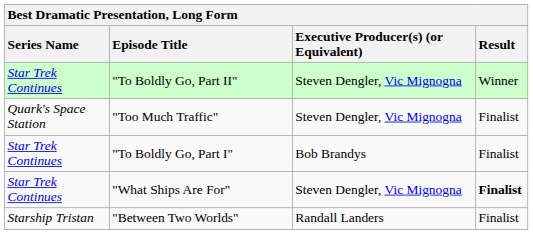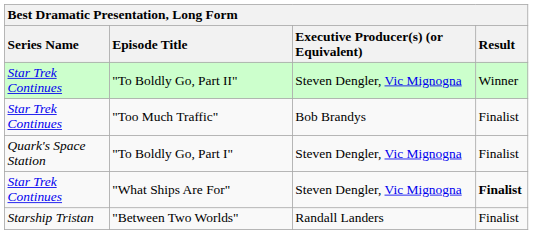(46, 116) Quark's Space Station -> (35, 116) Star Trek Continues
(379, 116) Steven Dengler, Vic Mignogna -> (331, 116) Bob Brandys
(35, 153) Star Trek Continues -> (46, 153) Quark's Space Station
(331, 153) Bob Brandys -> (379, 153) Steven Dengler, Vic Mignogna
